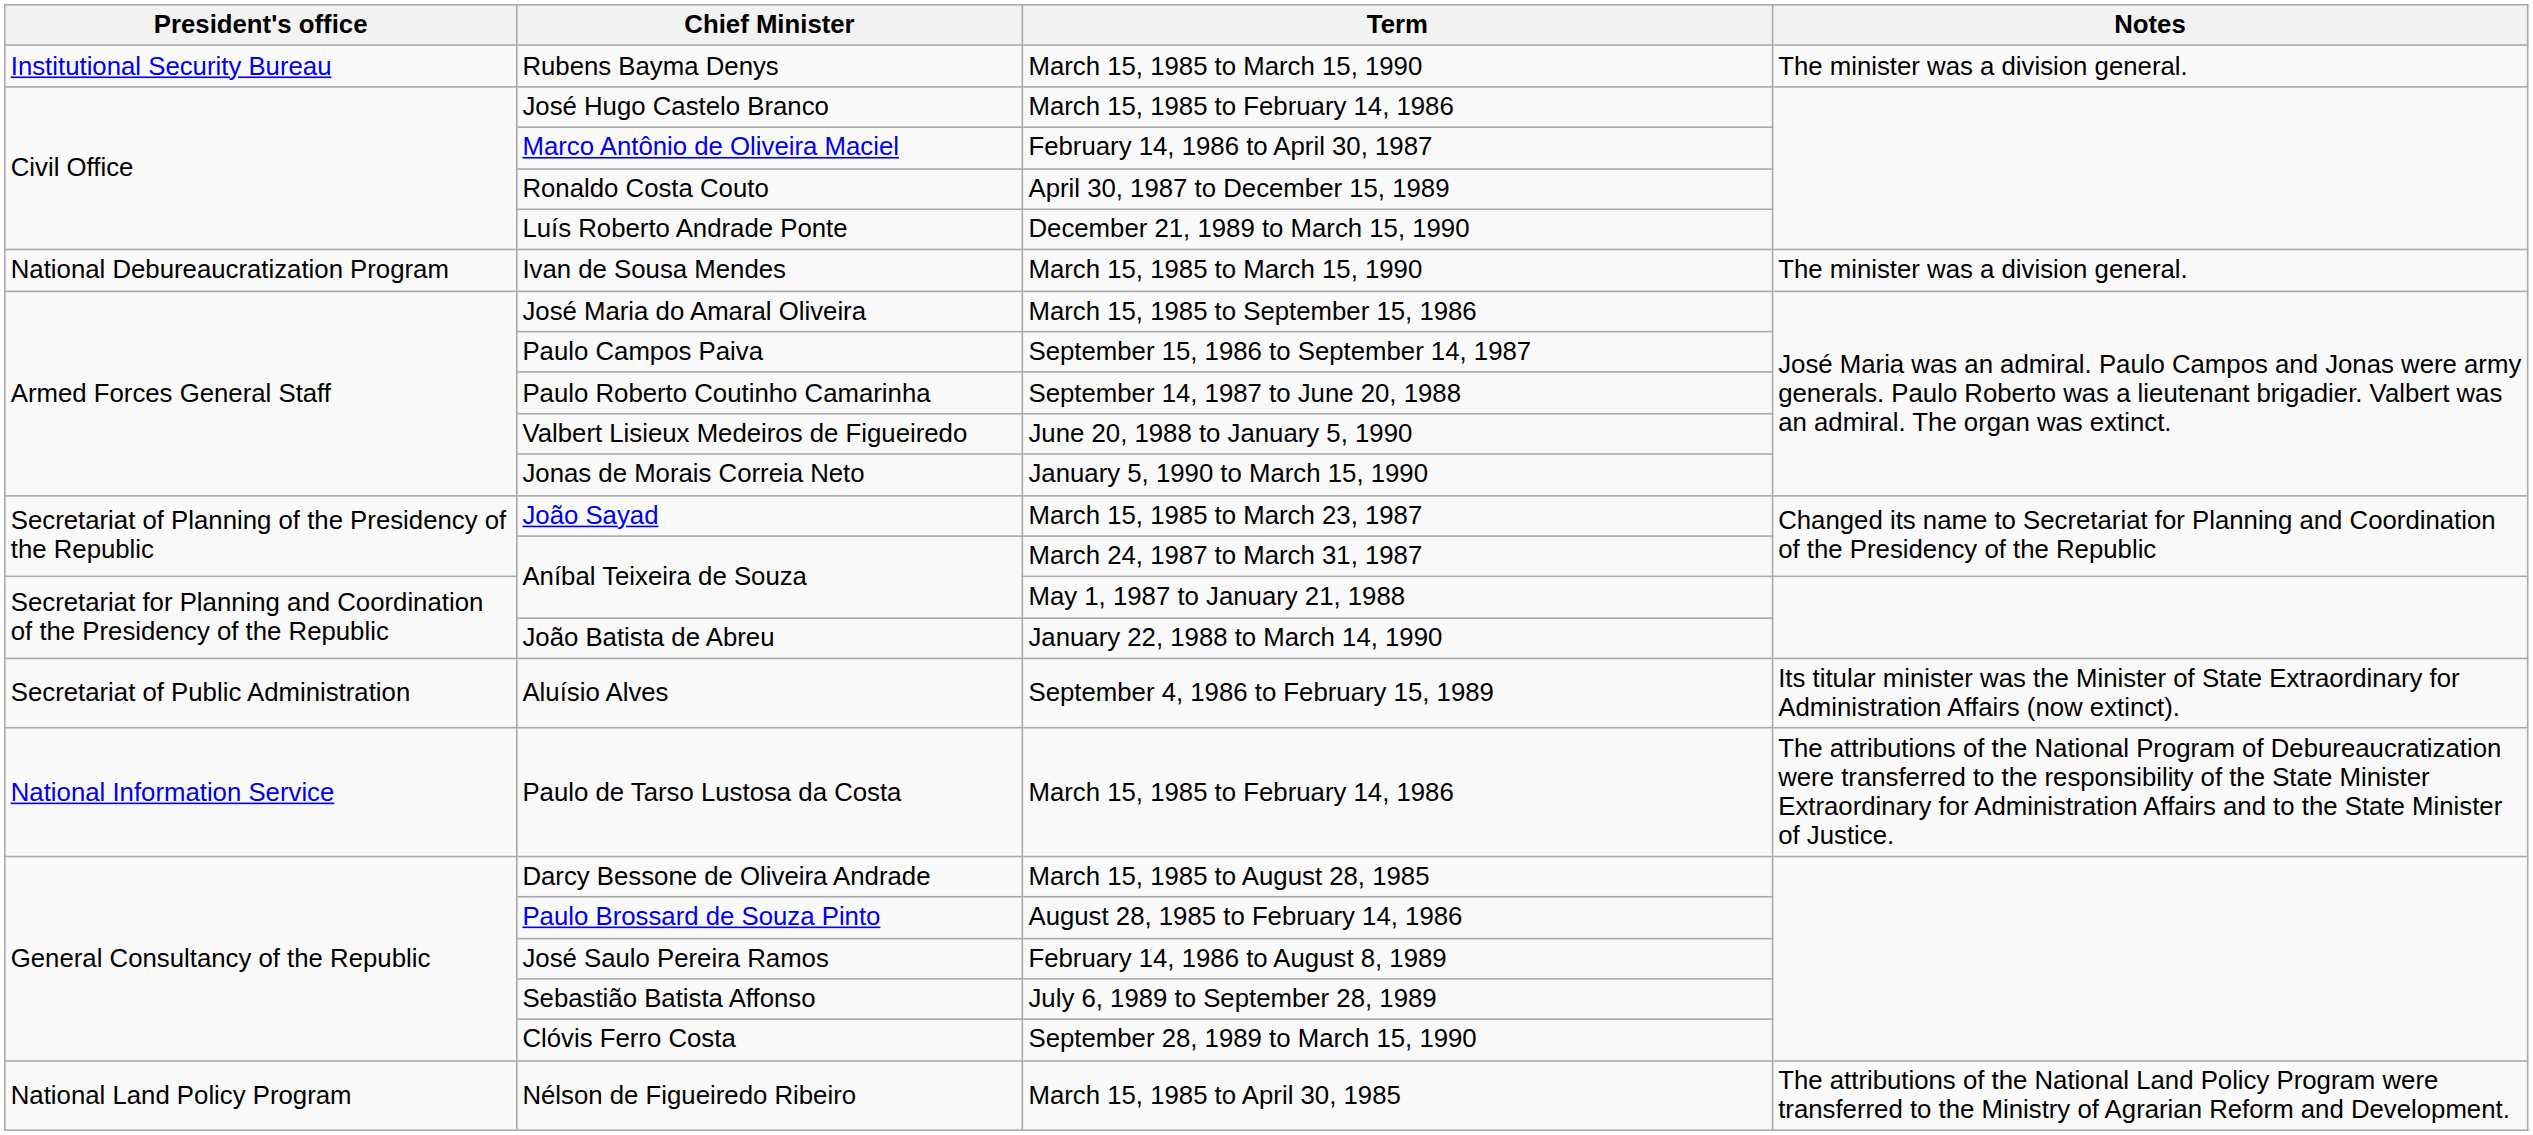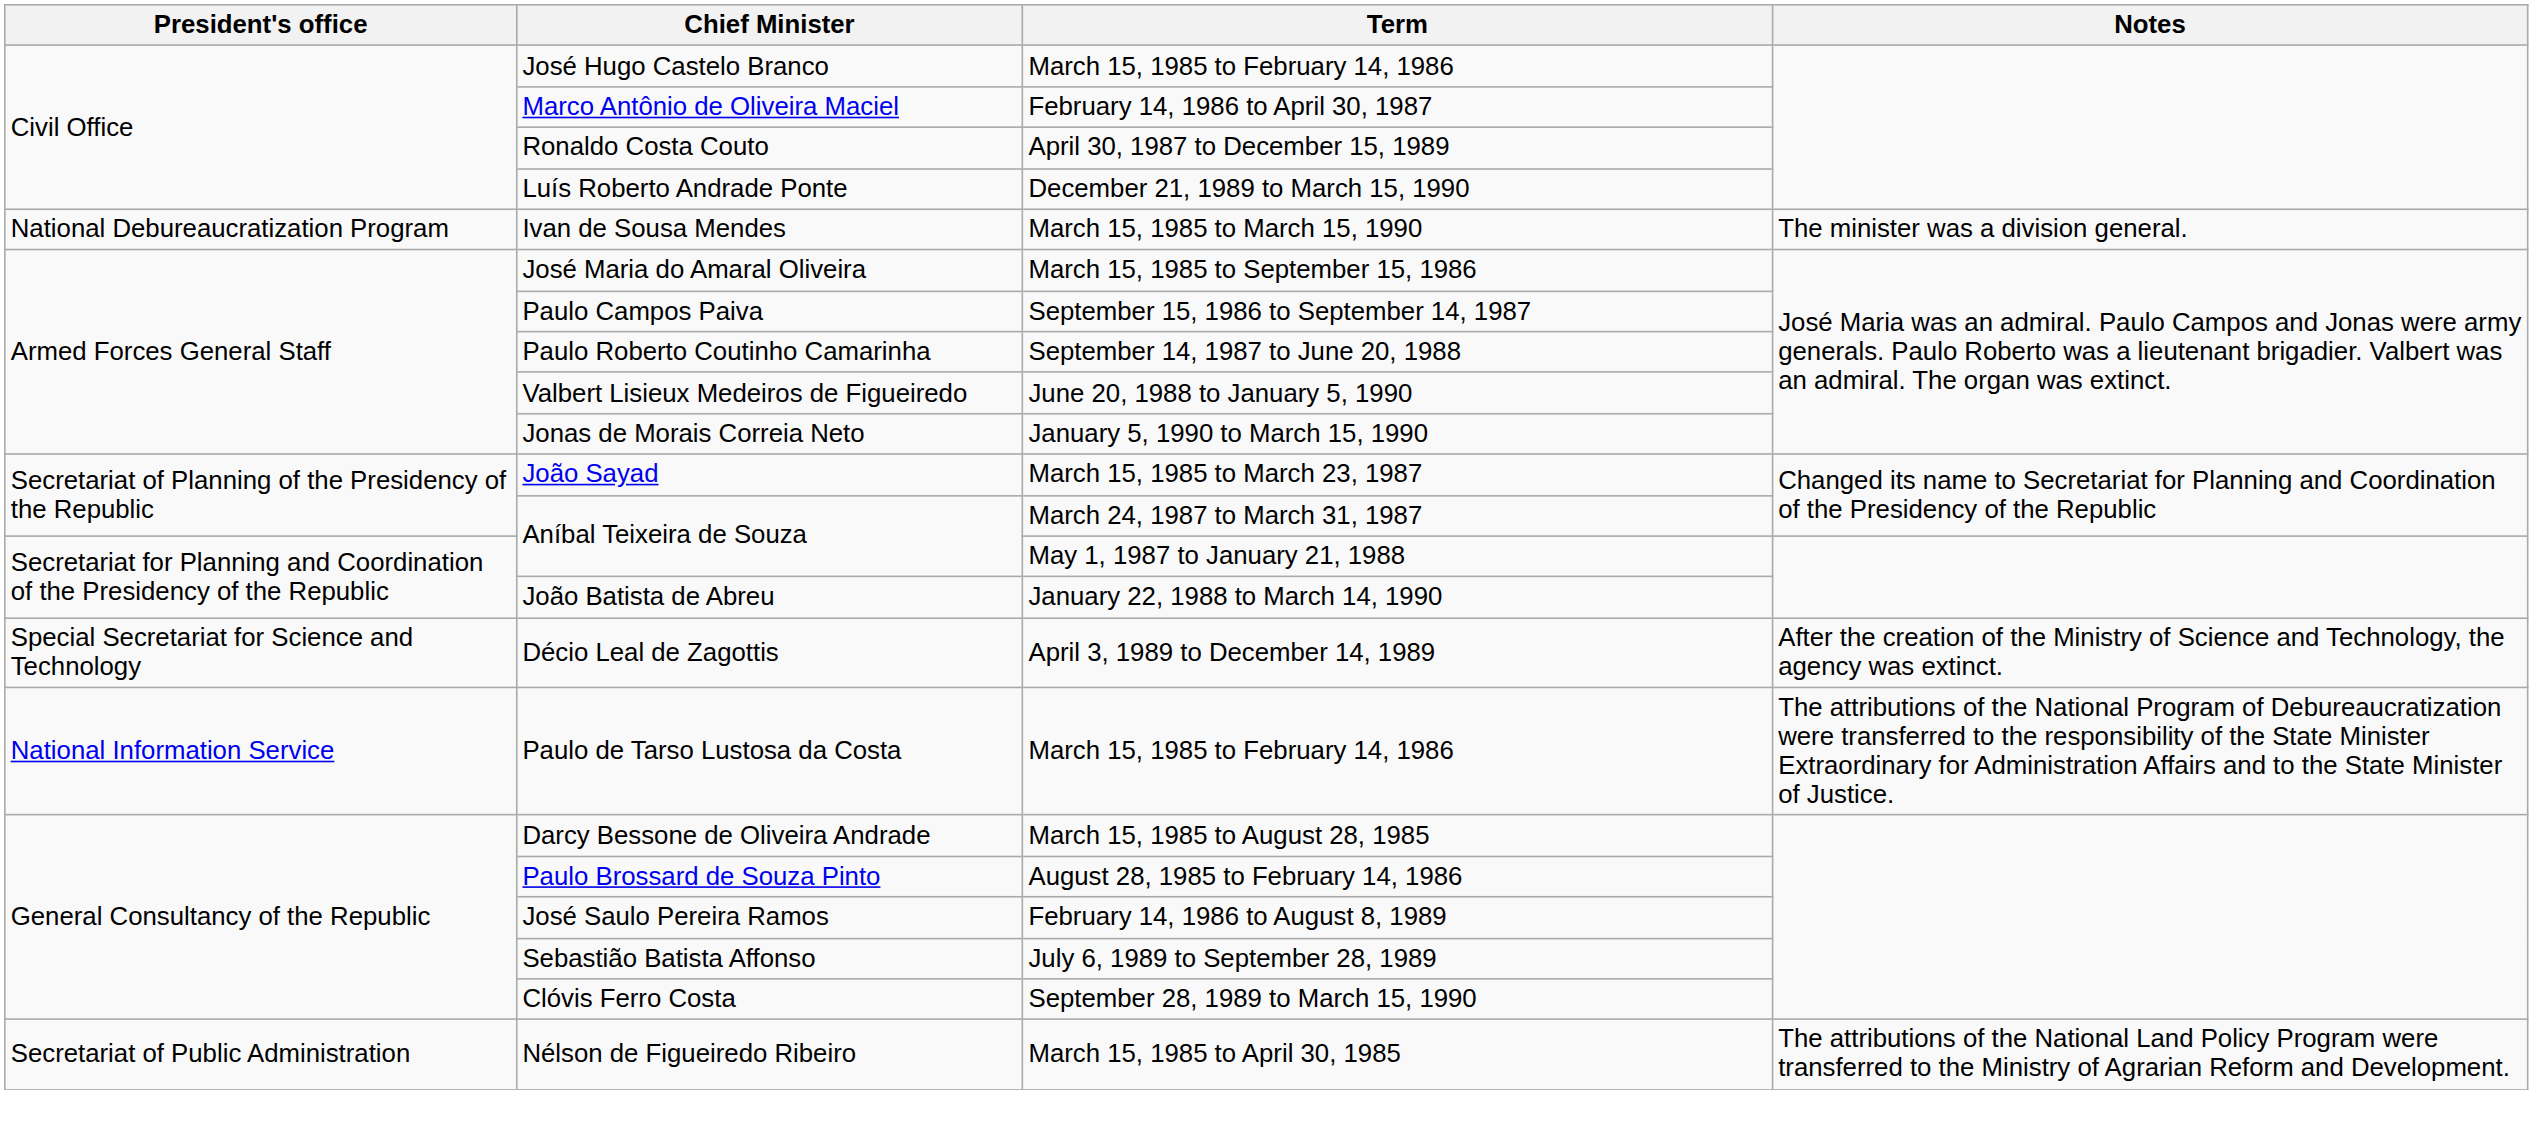- row: (651, 65)
- row: (595, 693)
+ row: (651, 652)
(181, 1094) National Land Policy Program -> (210, 1054) Secretariat of Public Administration
